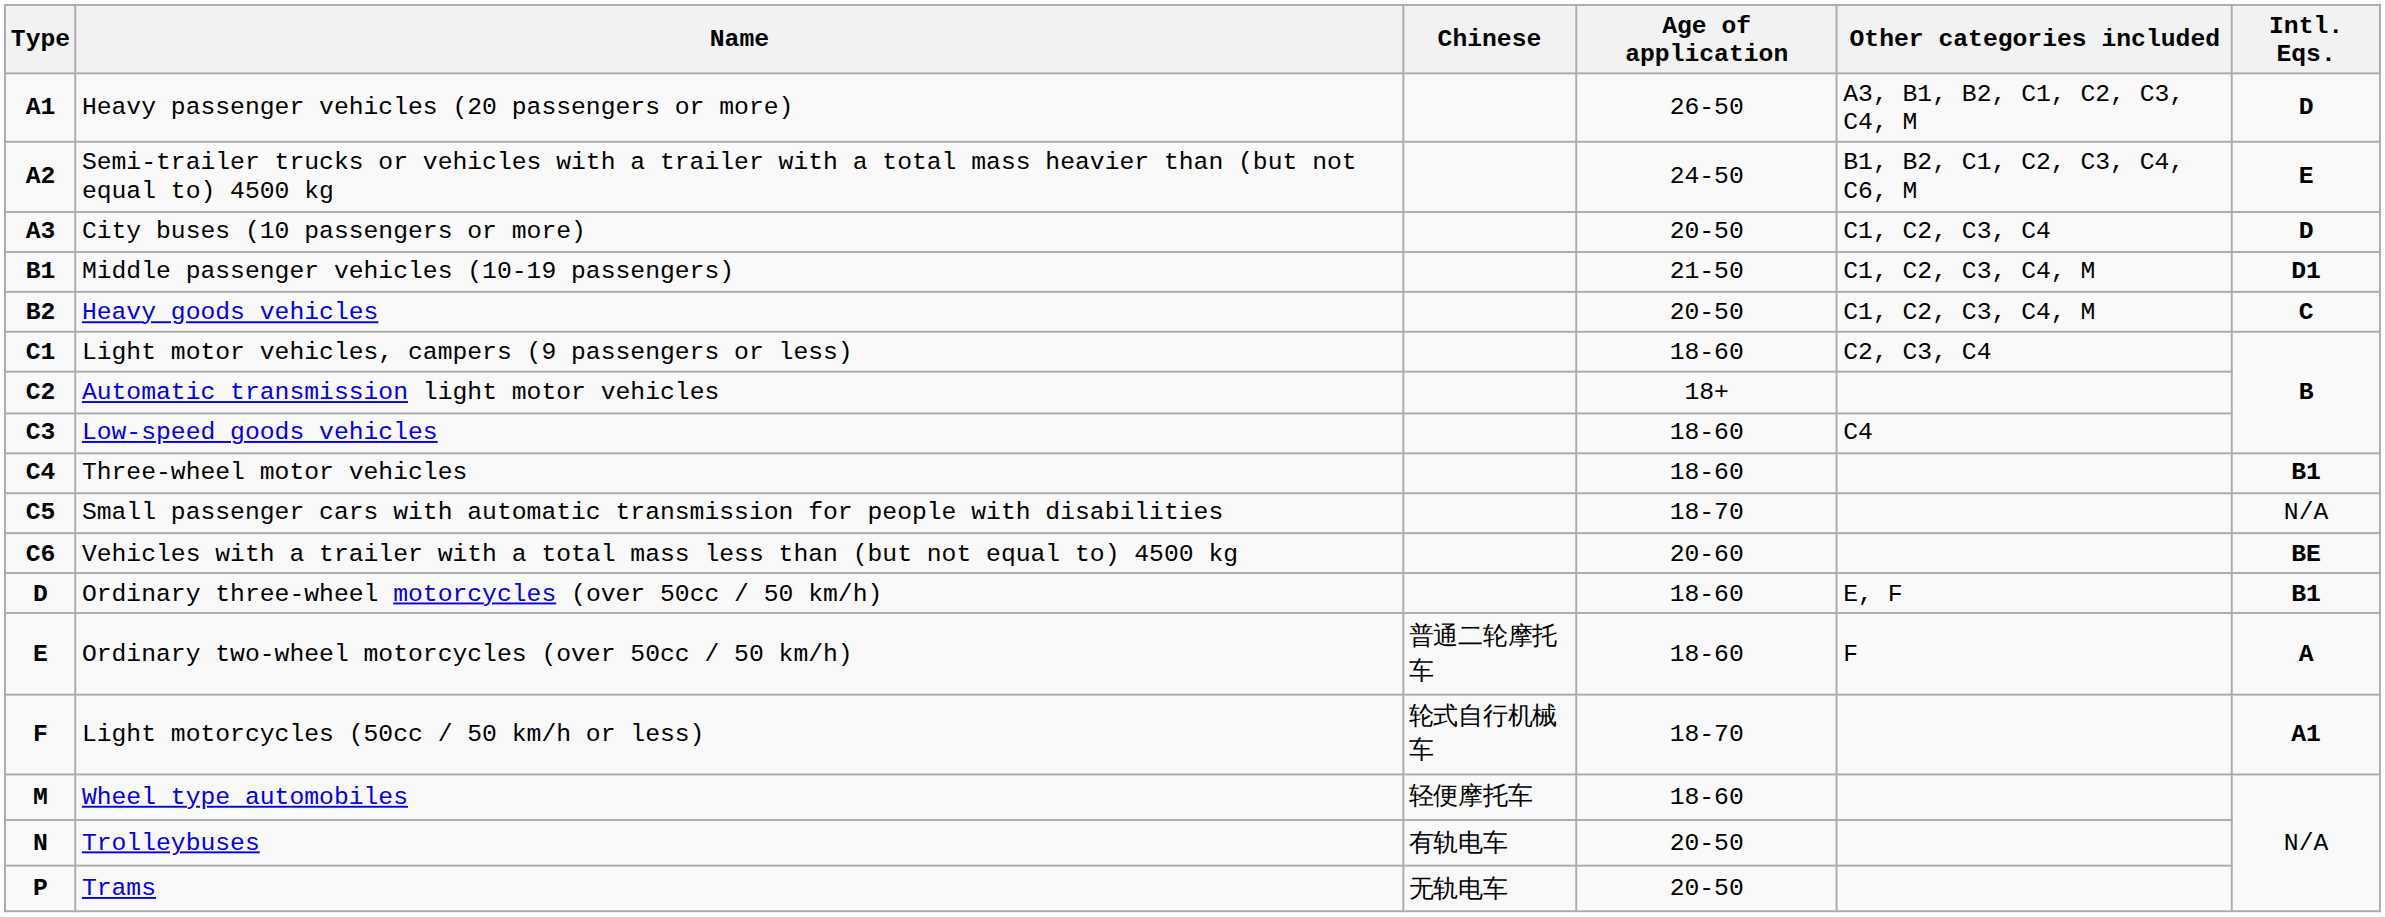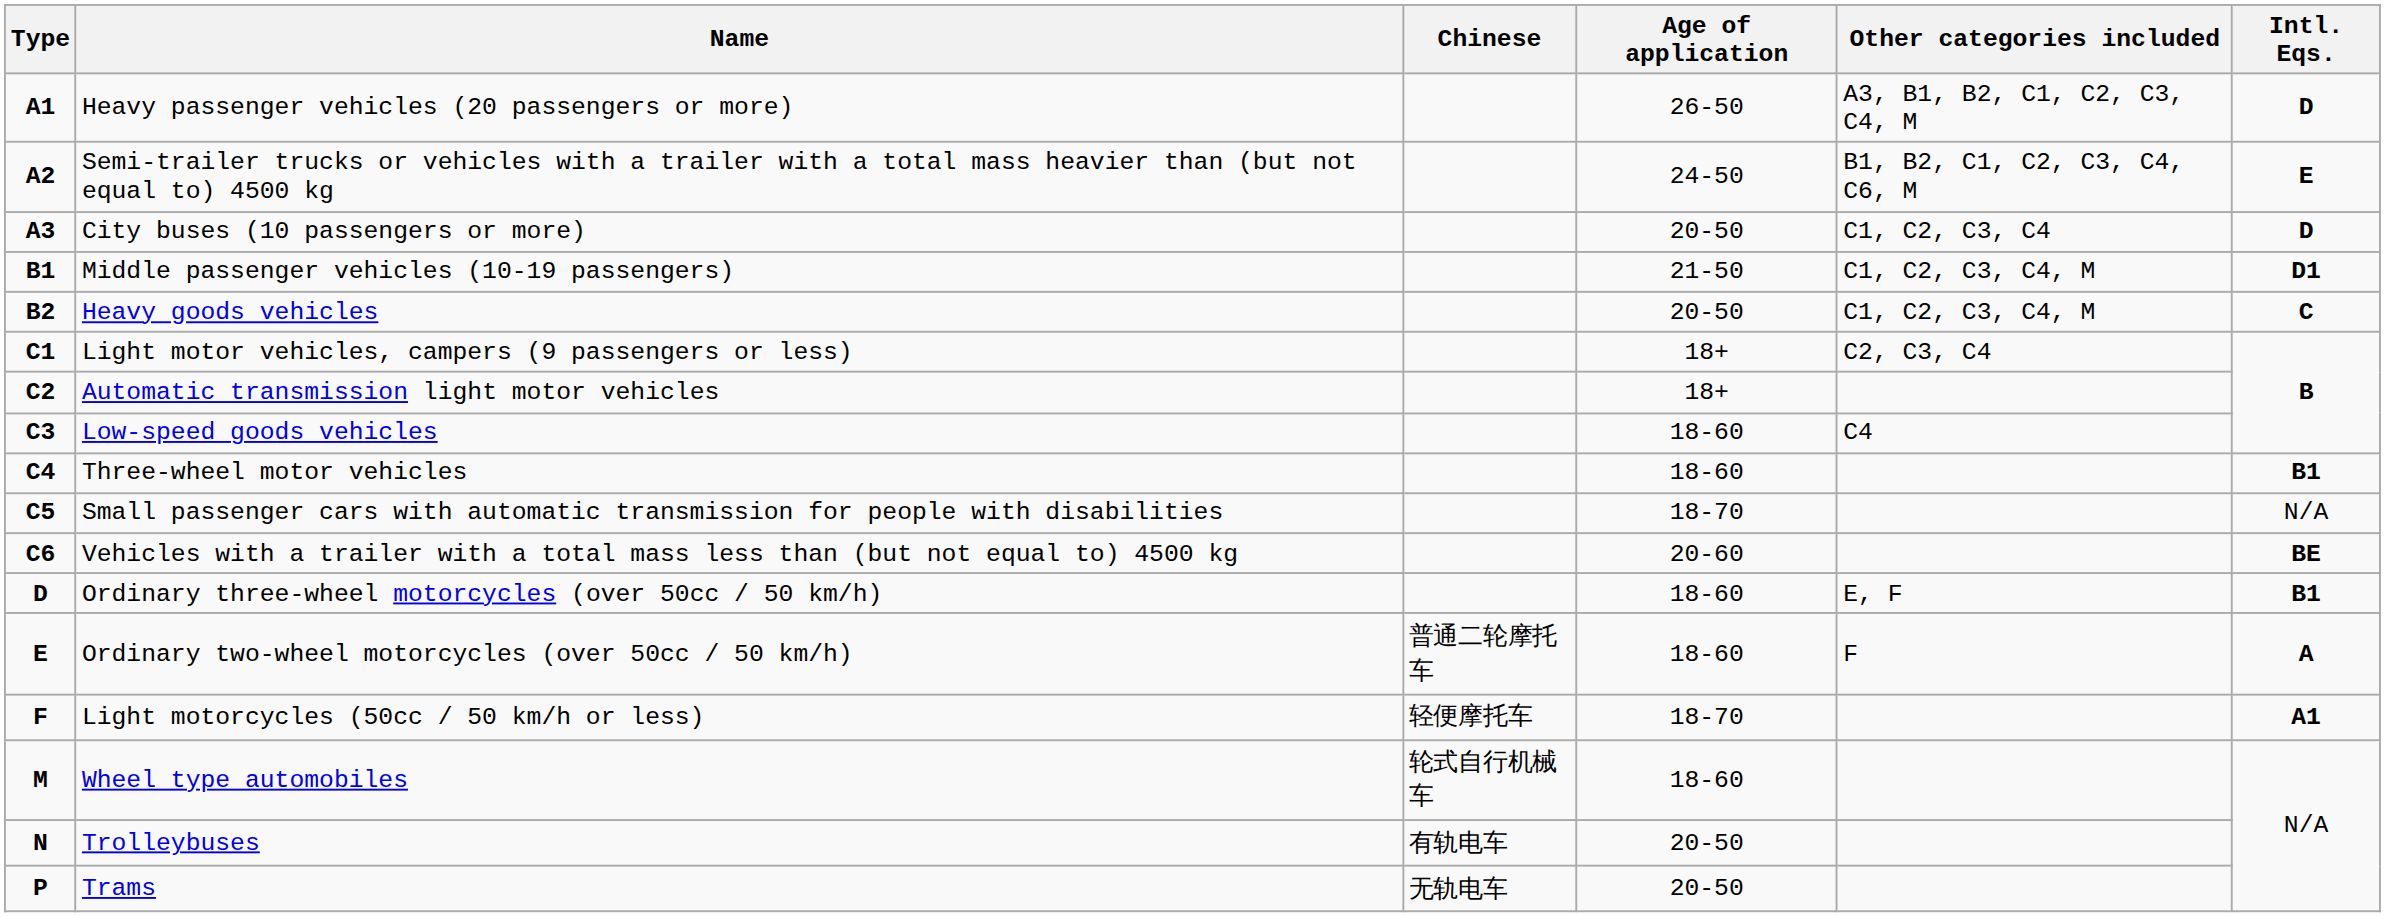(1707, 352) 18-60 -> (1707, 352) 18+
(1483, 735) 轮式自行机械车 -> (1471, 718) 轻便摩托车
(1471, 798) 轻便摩托车 -> (1483, 781) 轮式自行机械车
